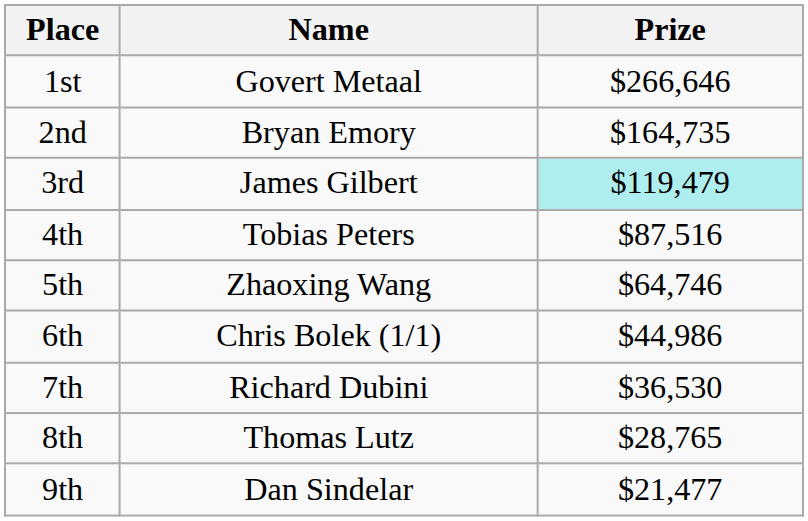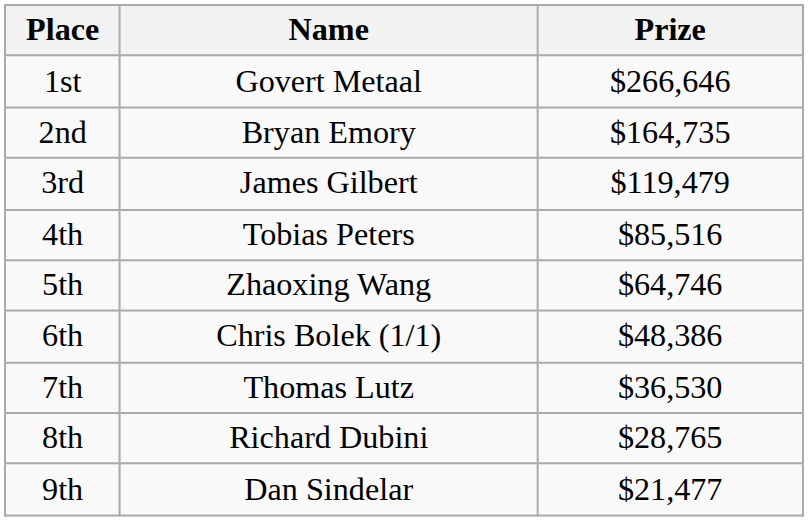(670, 183) paleturquoise background -> (670, 183) no background
(670, 234) $87,516 -> (670, 234) $85,516
(670, 336) $44,986 -> (670, 336) $48,386
(329, 387) Richard Dubini -> (329, 387) Thomas Lutz
(329, 438) Thomas Lutz -> (329, 438) Richard Dubini
